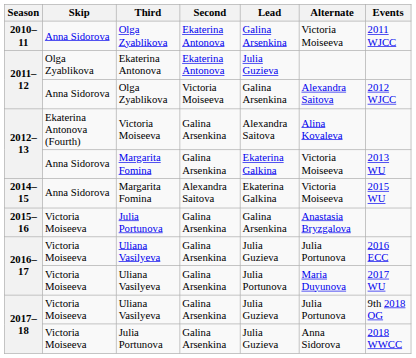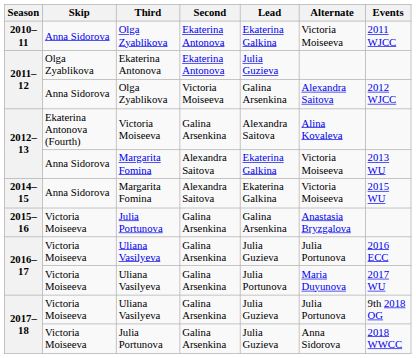(265, 36) Galina Arsenkina -> (263, 36) Ekaterina Galkina
(204, 164) Galina Arsenkina -> (204, 164) Alexandra Saitova
